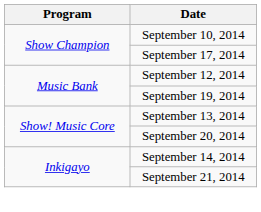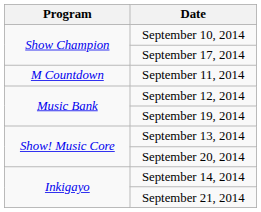+ row: (193, 75)
